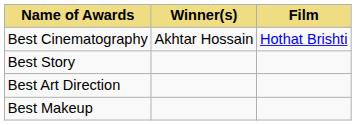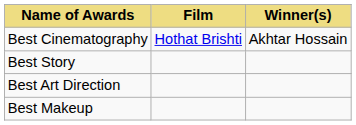columns swapped: (204, 16) <-> (304, 16)
